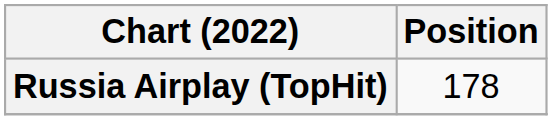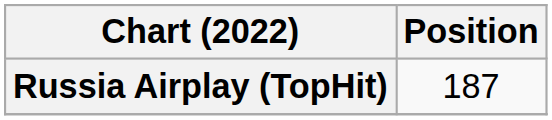(471, 85) 178 -> (471, 85) 187
